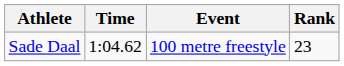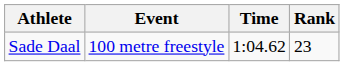columns swapped: (218, 18) <-> (115, 18)
